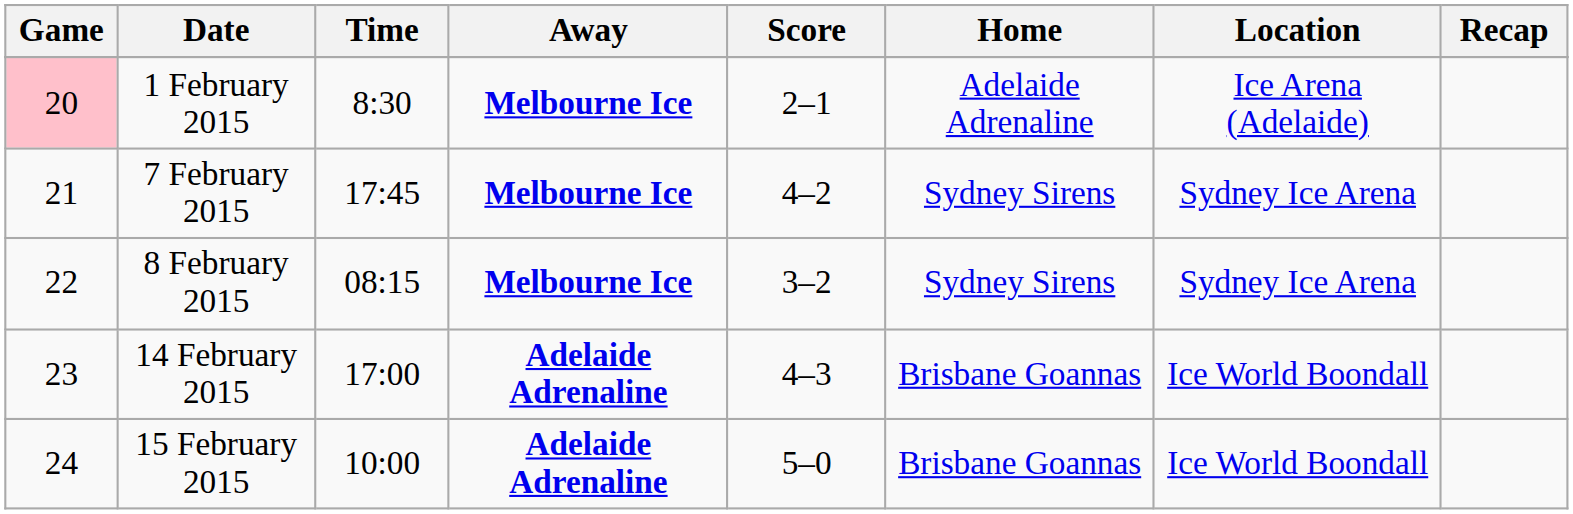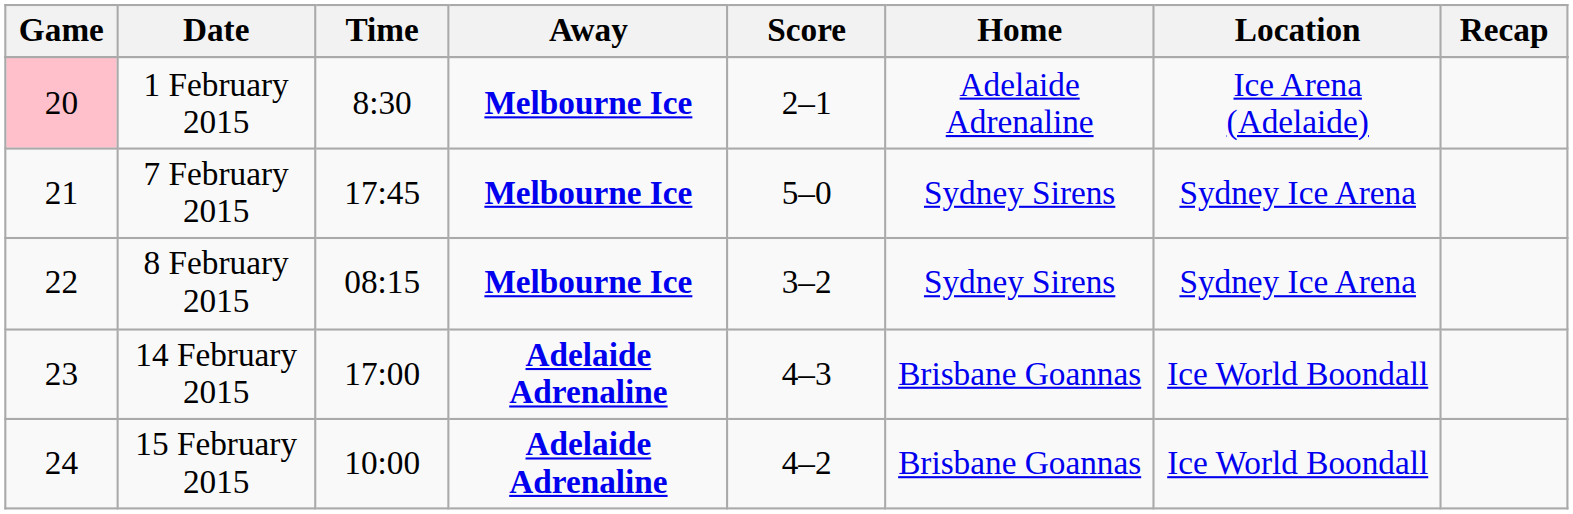(807, 192) 4–2 -> (807, 192) 5–0
(807, 463) 5–0 -> (807, 463) 4–2
